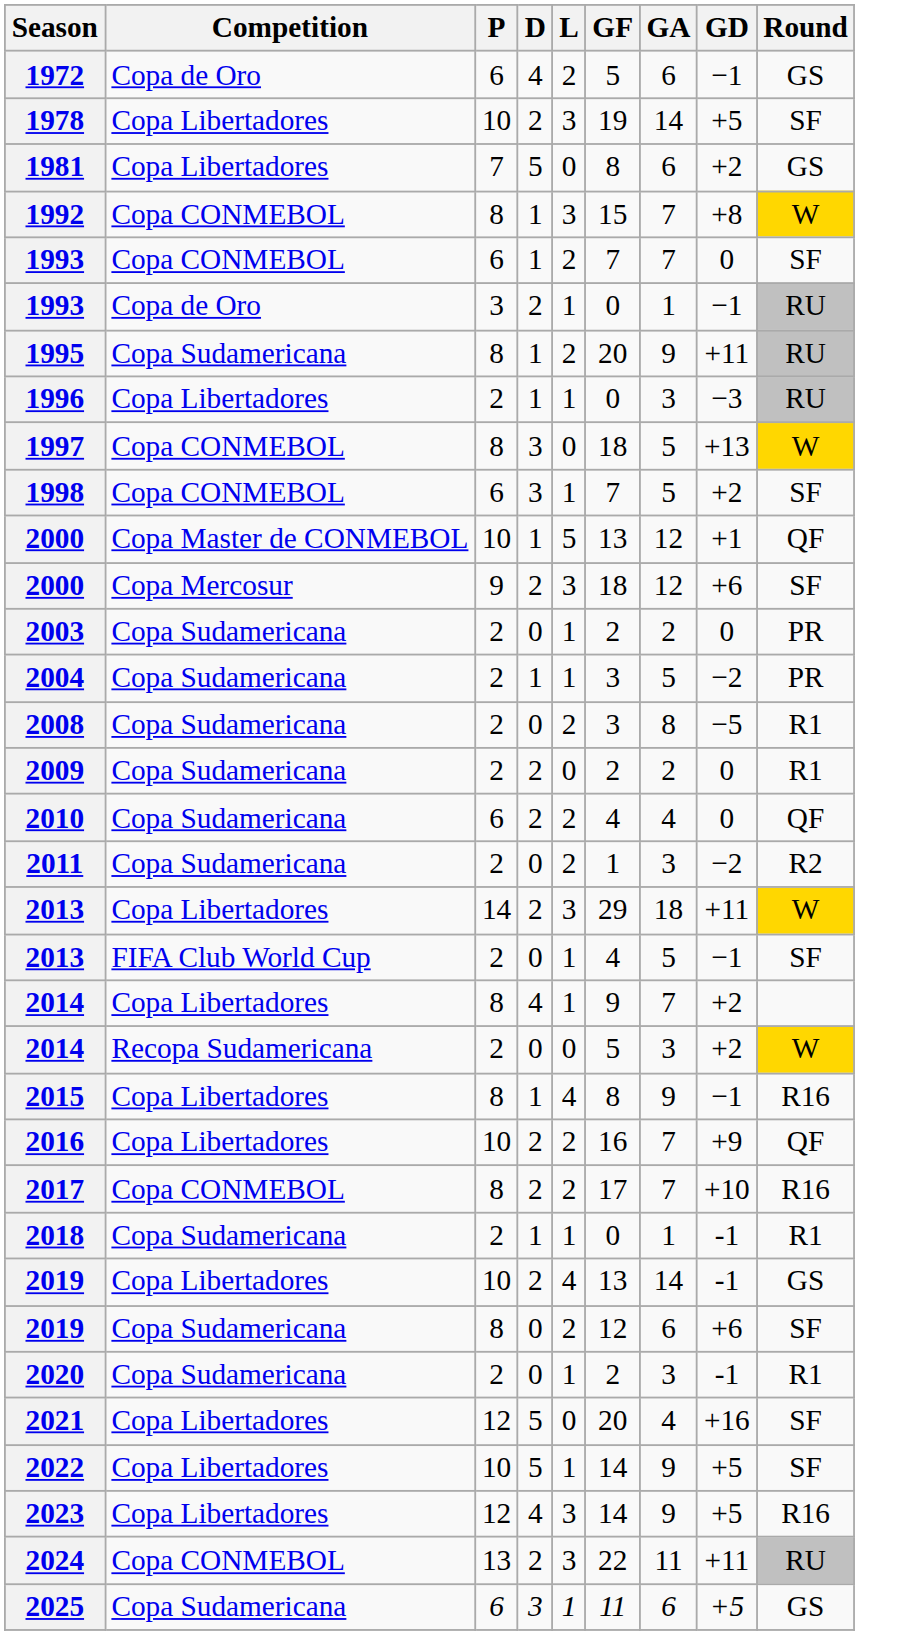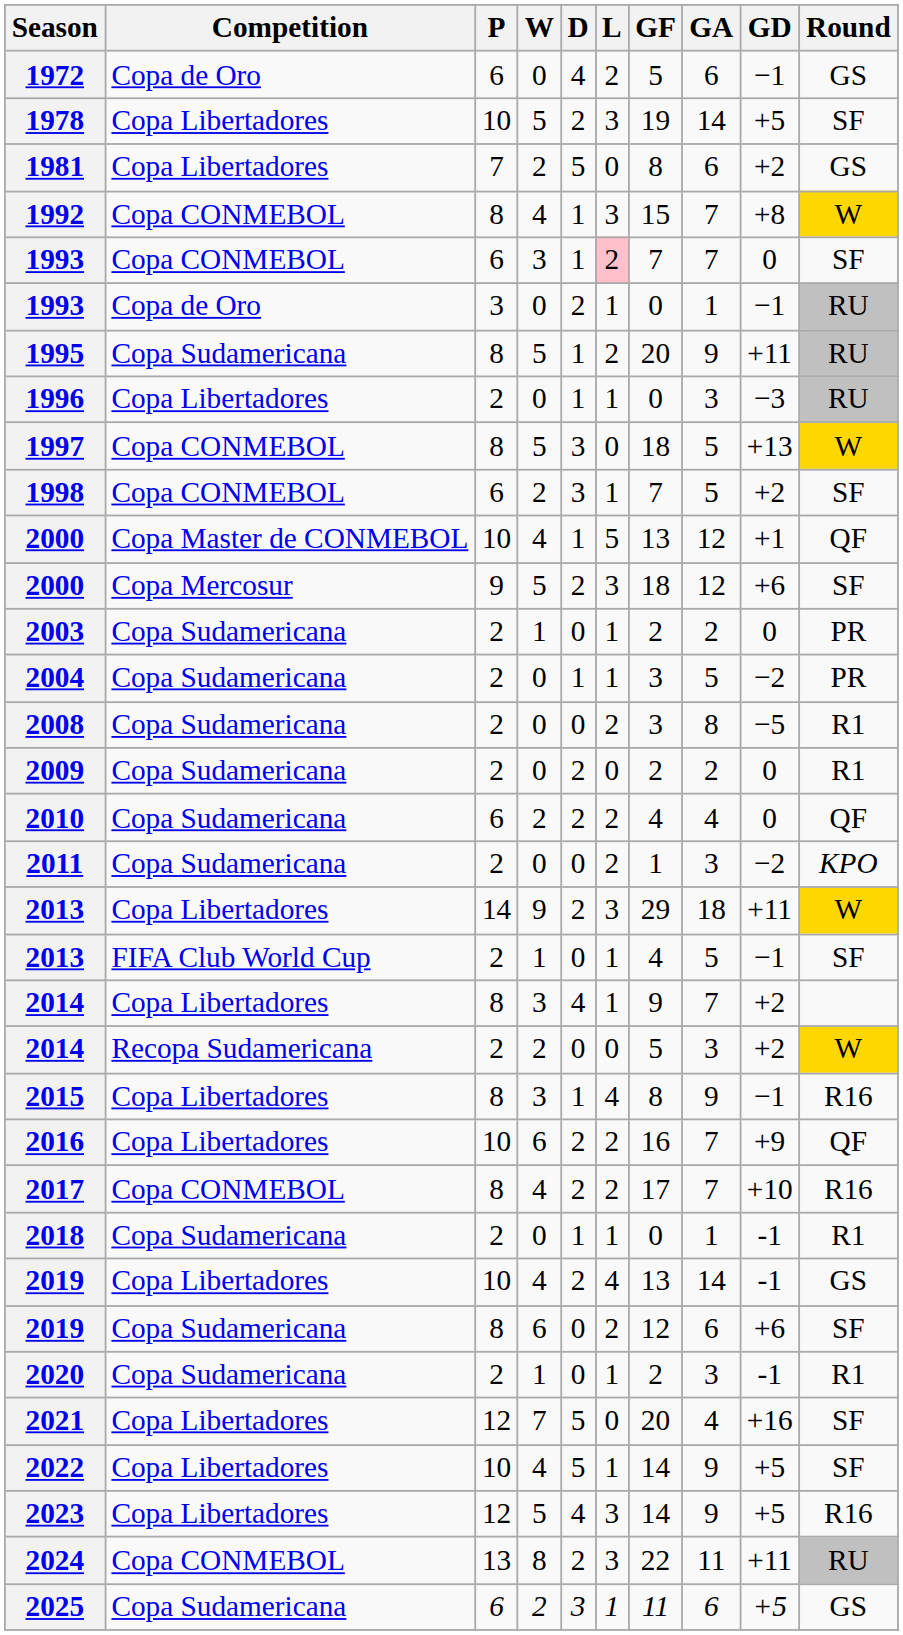+ column: (539, 27)
(569, 259) no background -> (612, 259) pink background
(806, 863) R2 -> (848, 863) KPO
